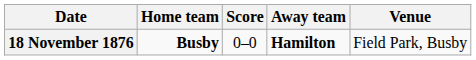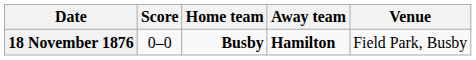columns swapped: (180, 17) <-> (245, 17)
